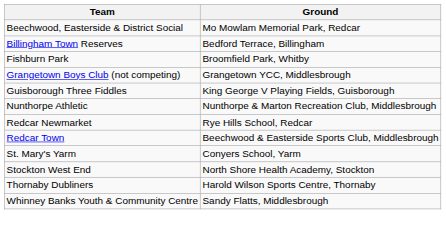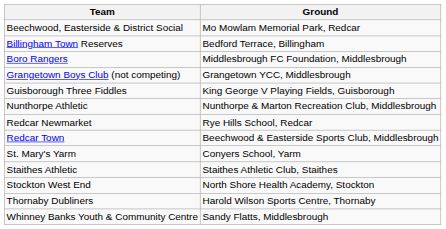+ row: (37, 59)
- row: (37, 59)
+ row: (42, 169)
